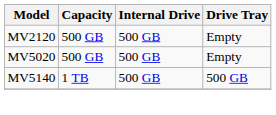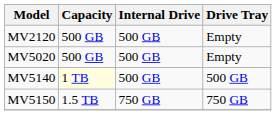(75, 78) no background -> (75, 78) lightyellow background
+ row: (31, 99)
